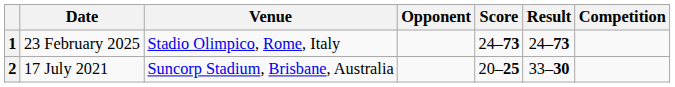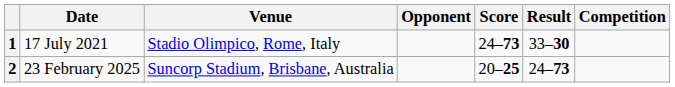(82, 43) 23 February 2025 -> (66, 43) 17 July 2021
(549, 43) 24–73 -> (549, 43) 33–30
(66, 69) 17 July 2021 -> (82, 69) 23 February 2025
(549, 69) 33–30 -> (549, 69) 24–73
